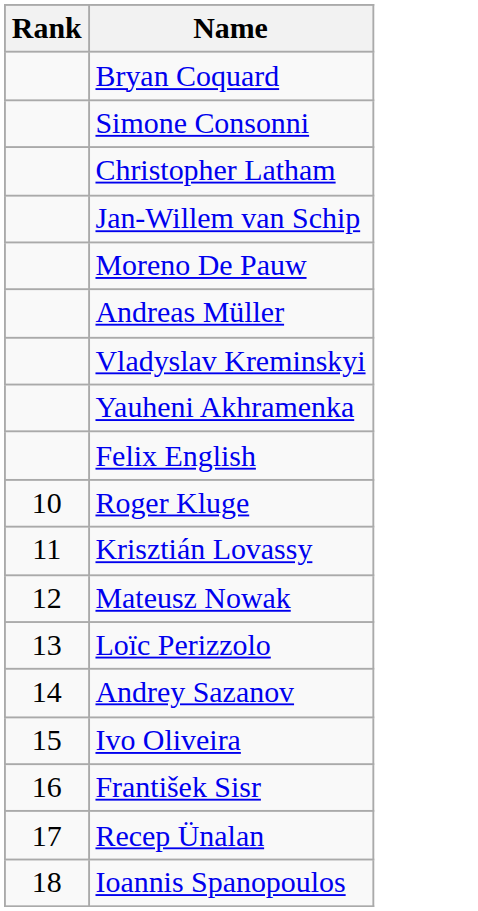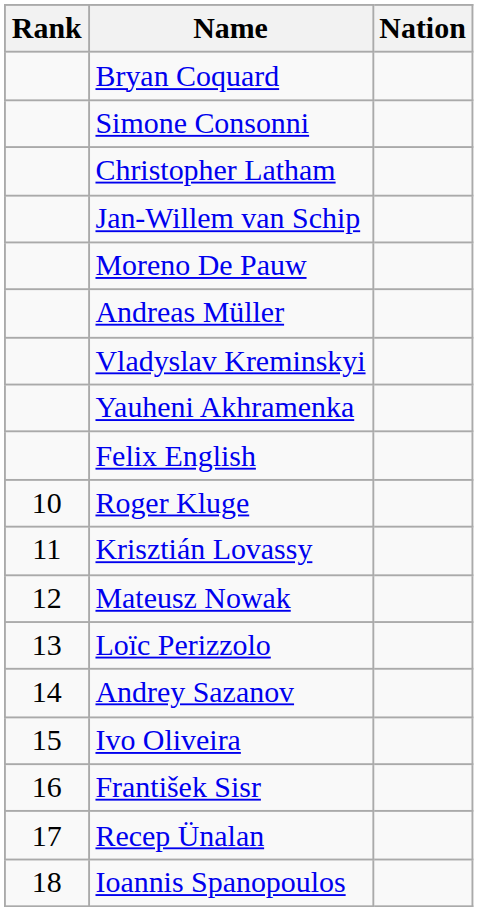+ column: (423, 28)
